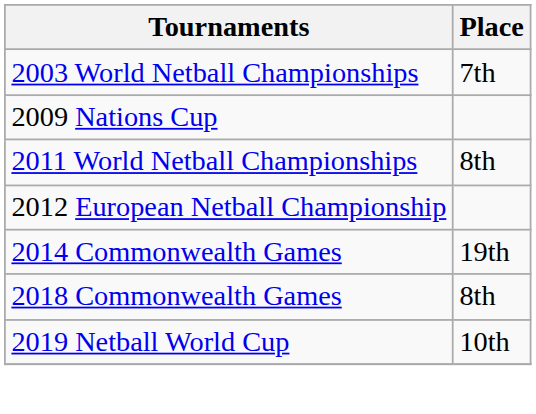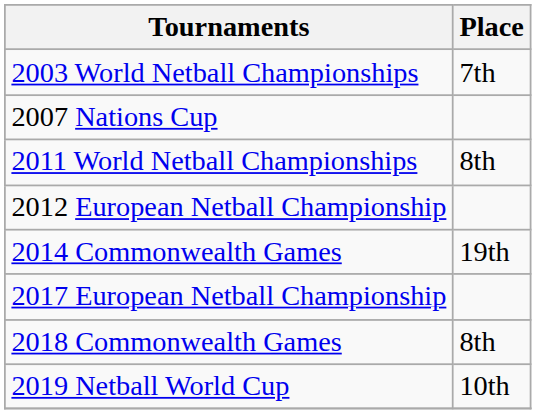+ row: (114, 116)
- row: (114, 116)
+ row: (229, 296)
